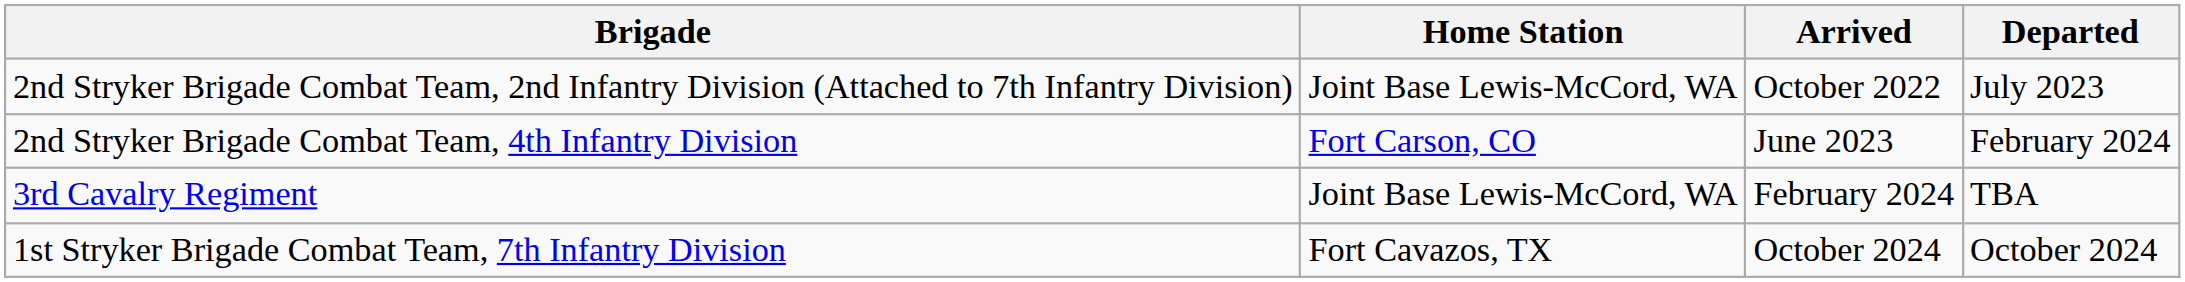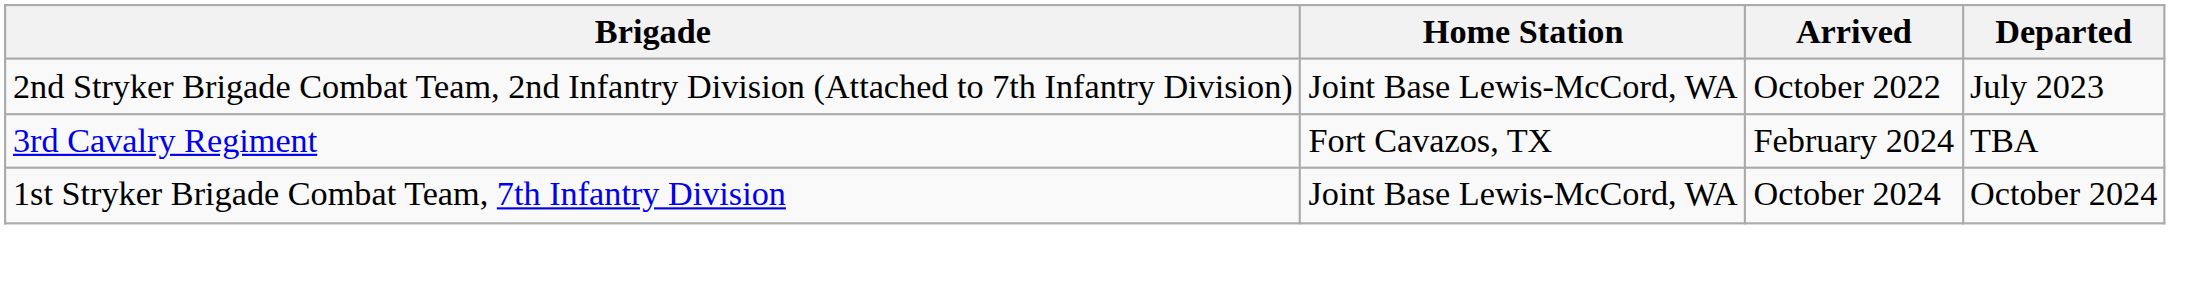- row: (405, 140)
(1523, 194) Joint Base Lewis-McCord, WA -> (1430, 140) Fort Cavazos, TX
(1430, 248) Fort Cavazos, TX -> (1523, 194) Joint Base Lewis-McCord, WA
